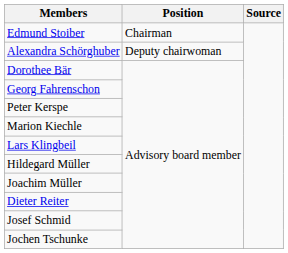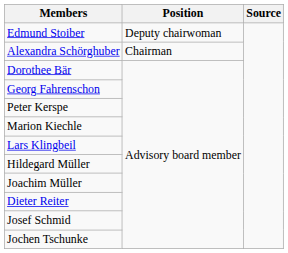(148, 32) Chairman -> (173, 32) Deputy chairwoman
(173, 51) Deputy chairwoman -> (148, 51) Chairman
